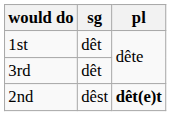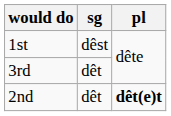(91, 44) dêt -> (95, 44) dêst
(95, 96) dêst -> (91, 96) dêt
